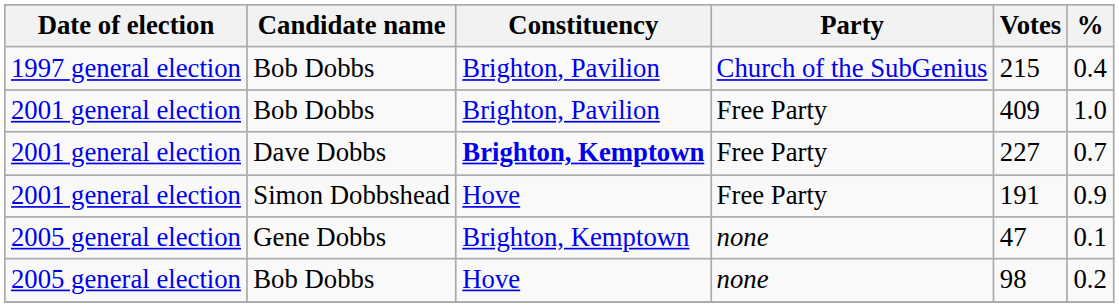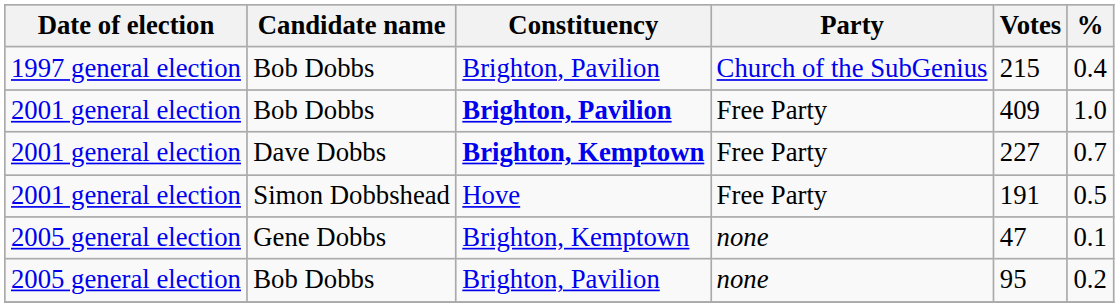(561, 110) normal -> (567, 110) bold
(1090, 195) 0.9 -> (1090, 195) 0.5
(491, 279) Hove -> (561, 279) Brighton, Pavilion
(1013, 279) 98 -> (1013, 279) 95
